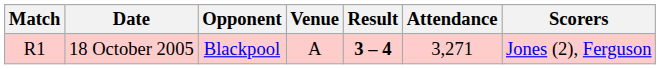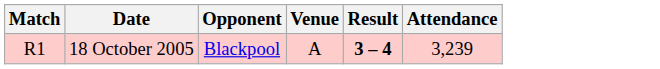- column: (579, 19)
(452, 48) 3,271 -> (452, 48) 3,239
